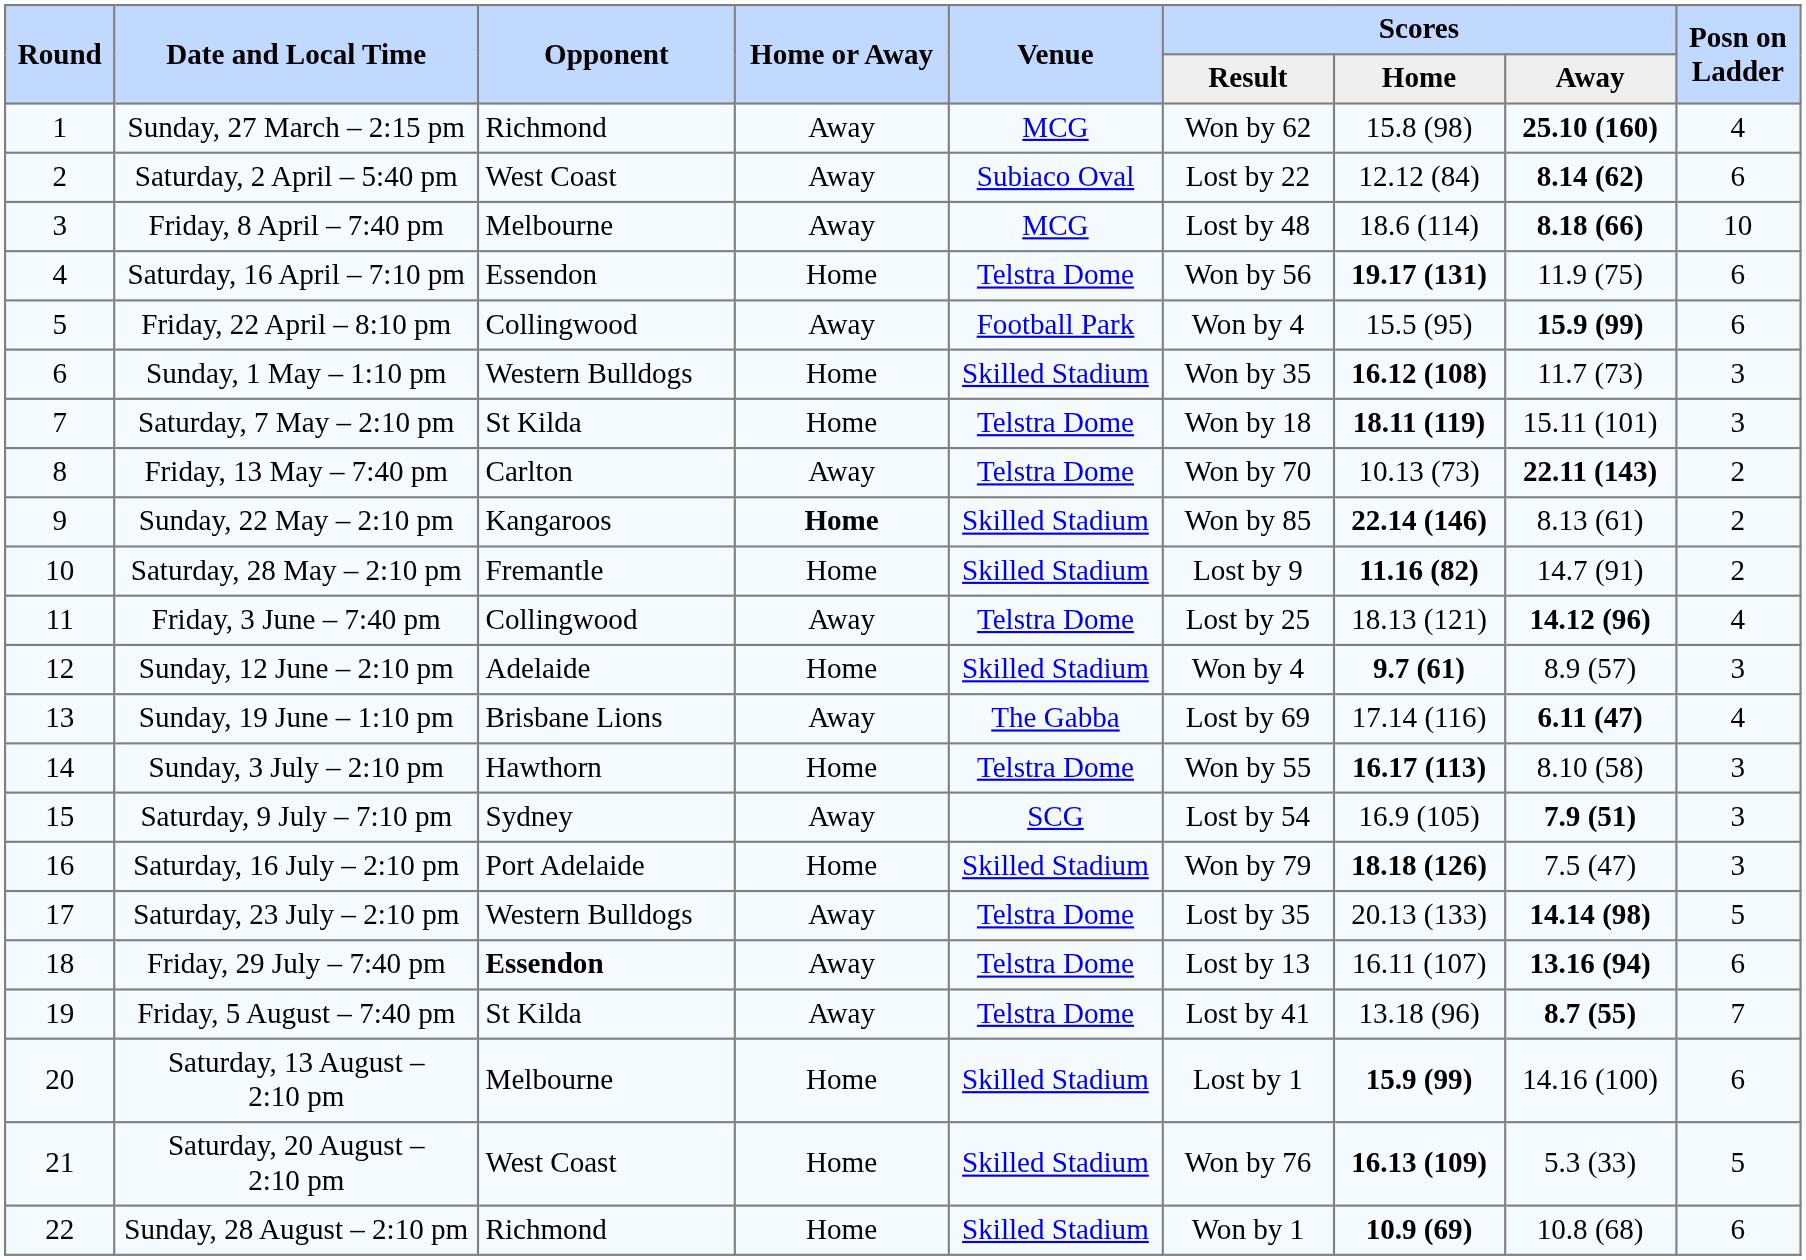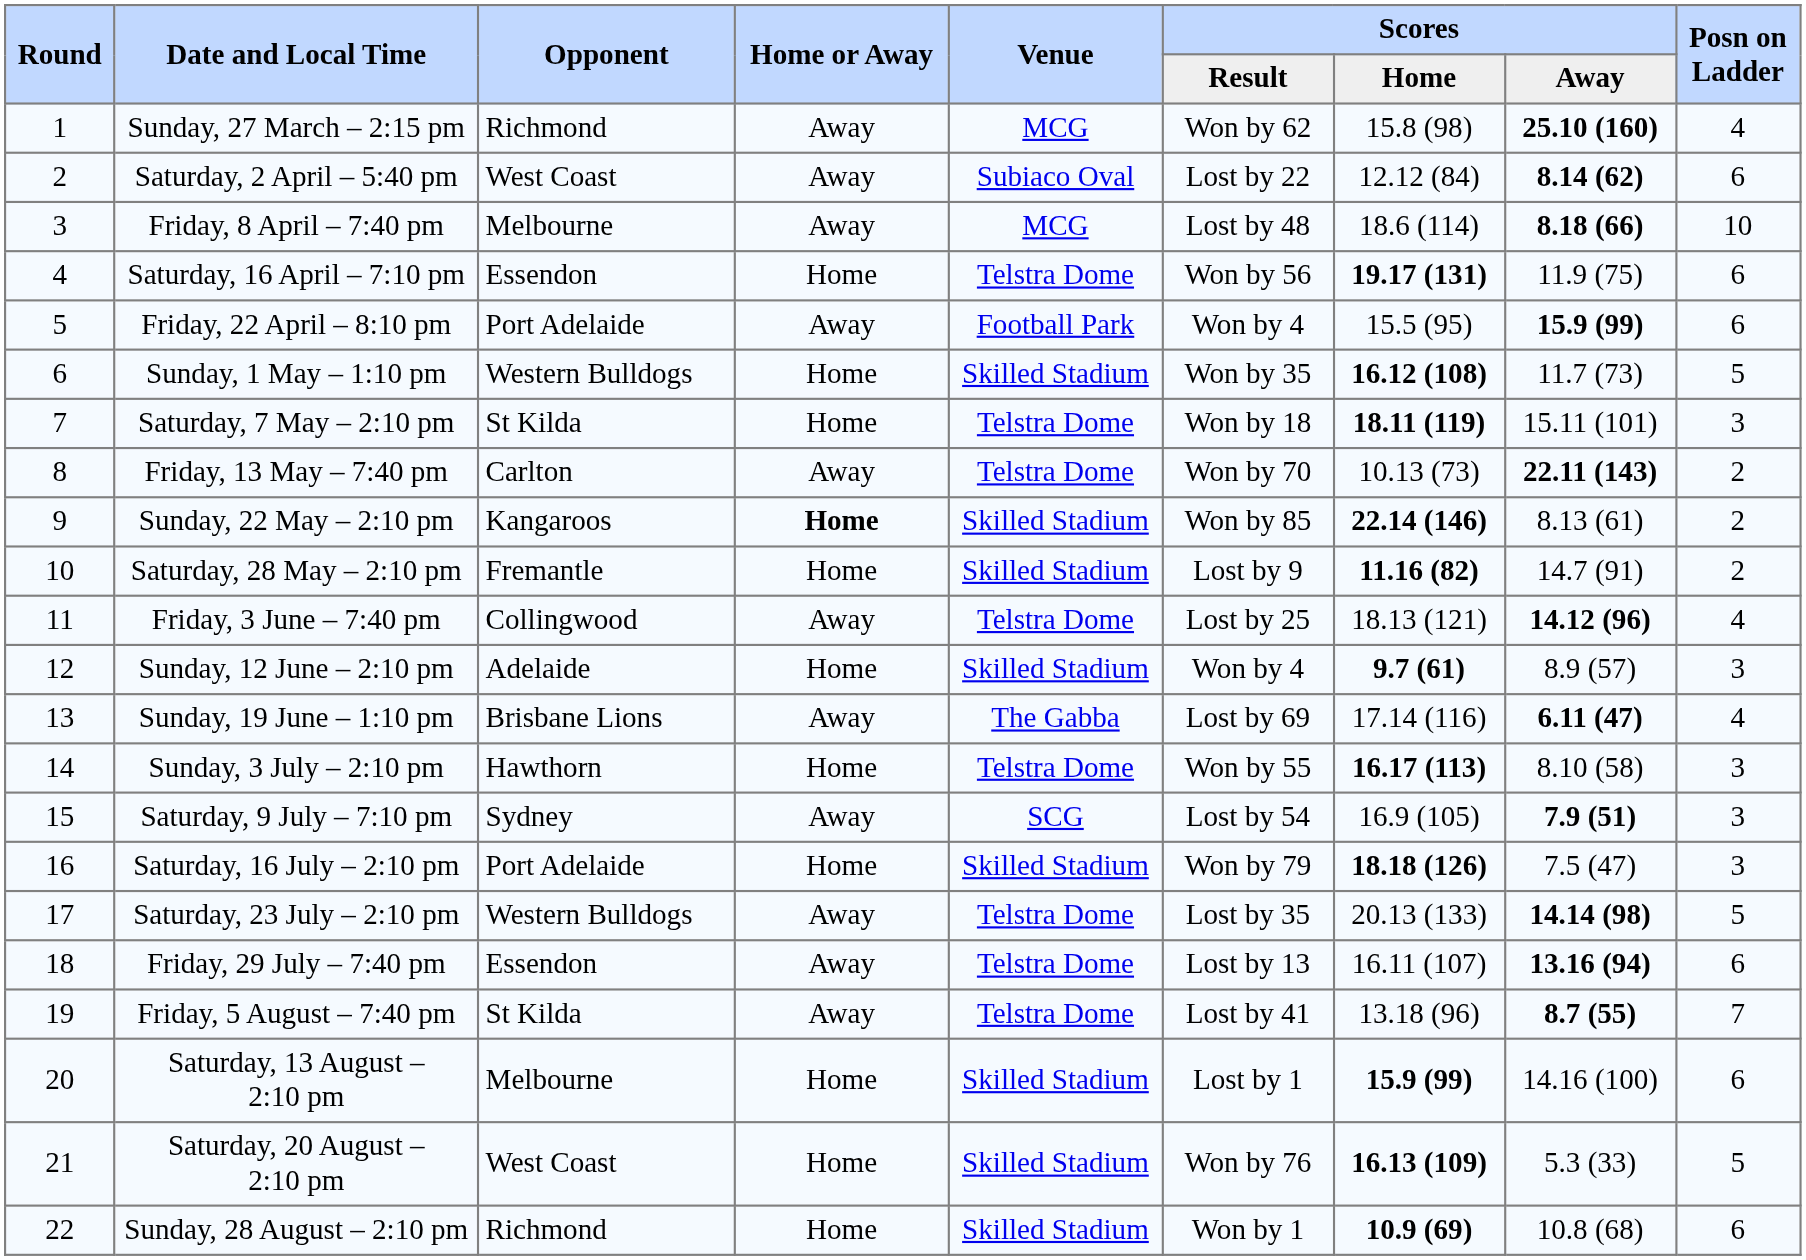(562, 324) Collingwood -> (565, 324) Port Adelaide
(1738, 373) 3 -> (1738, 373) 5
(545, 964) bold -> (541, 964) normal
